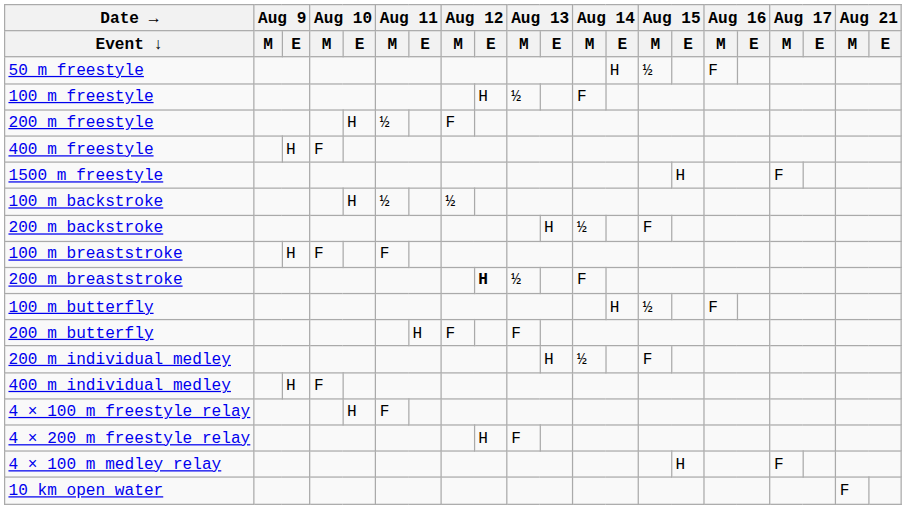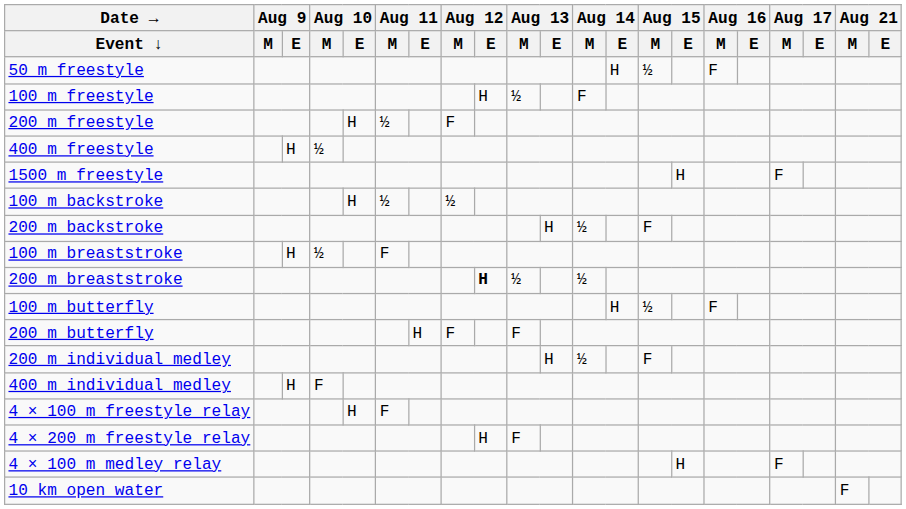(319, 149) F -> (319, 149) ½
(319, 254) F -> (319, 254) ½
(582, 280) F -> (582, 280) ½
